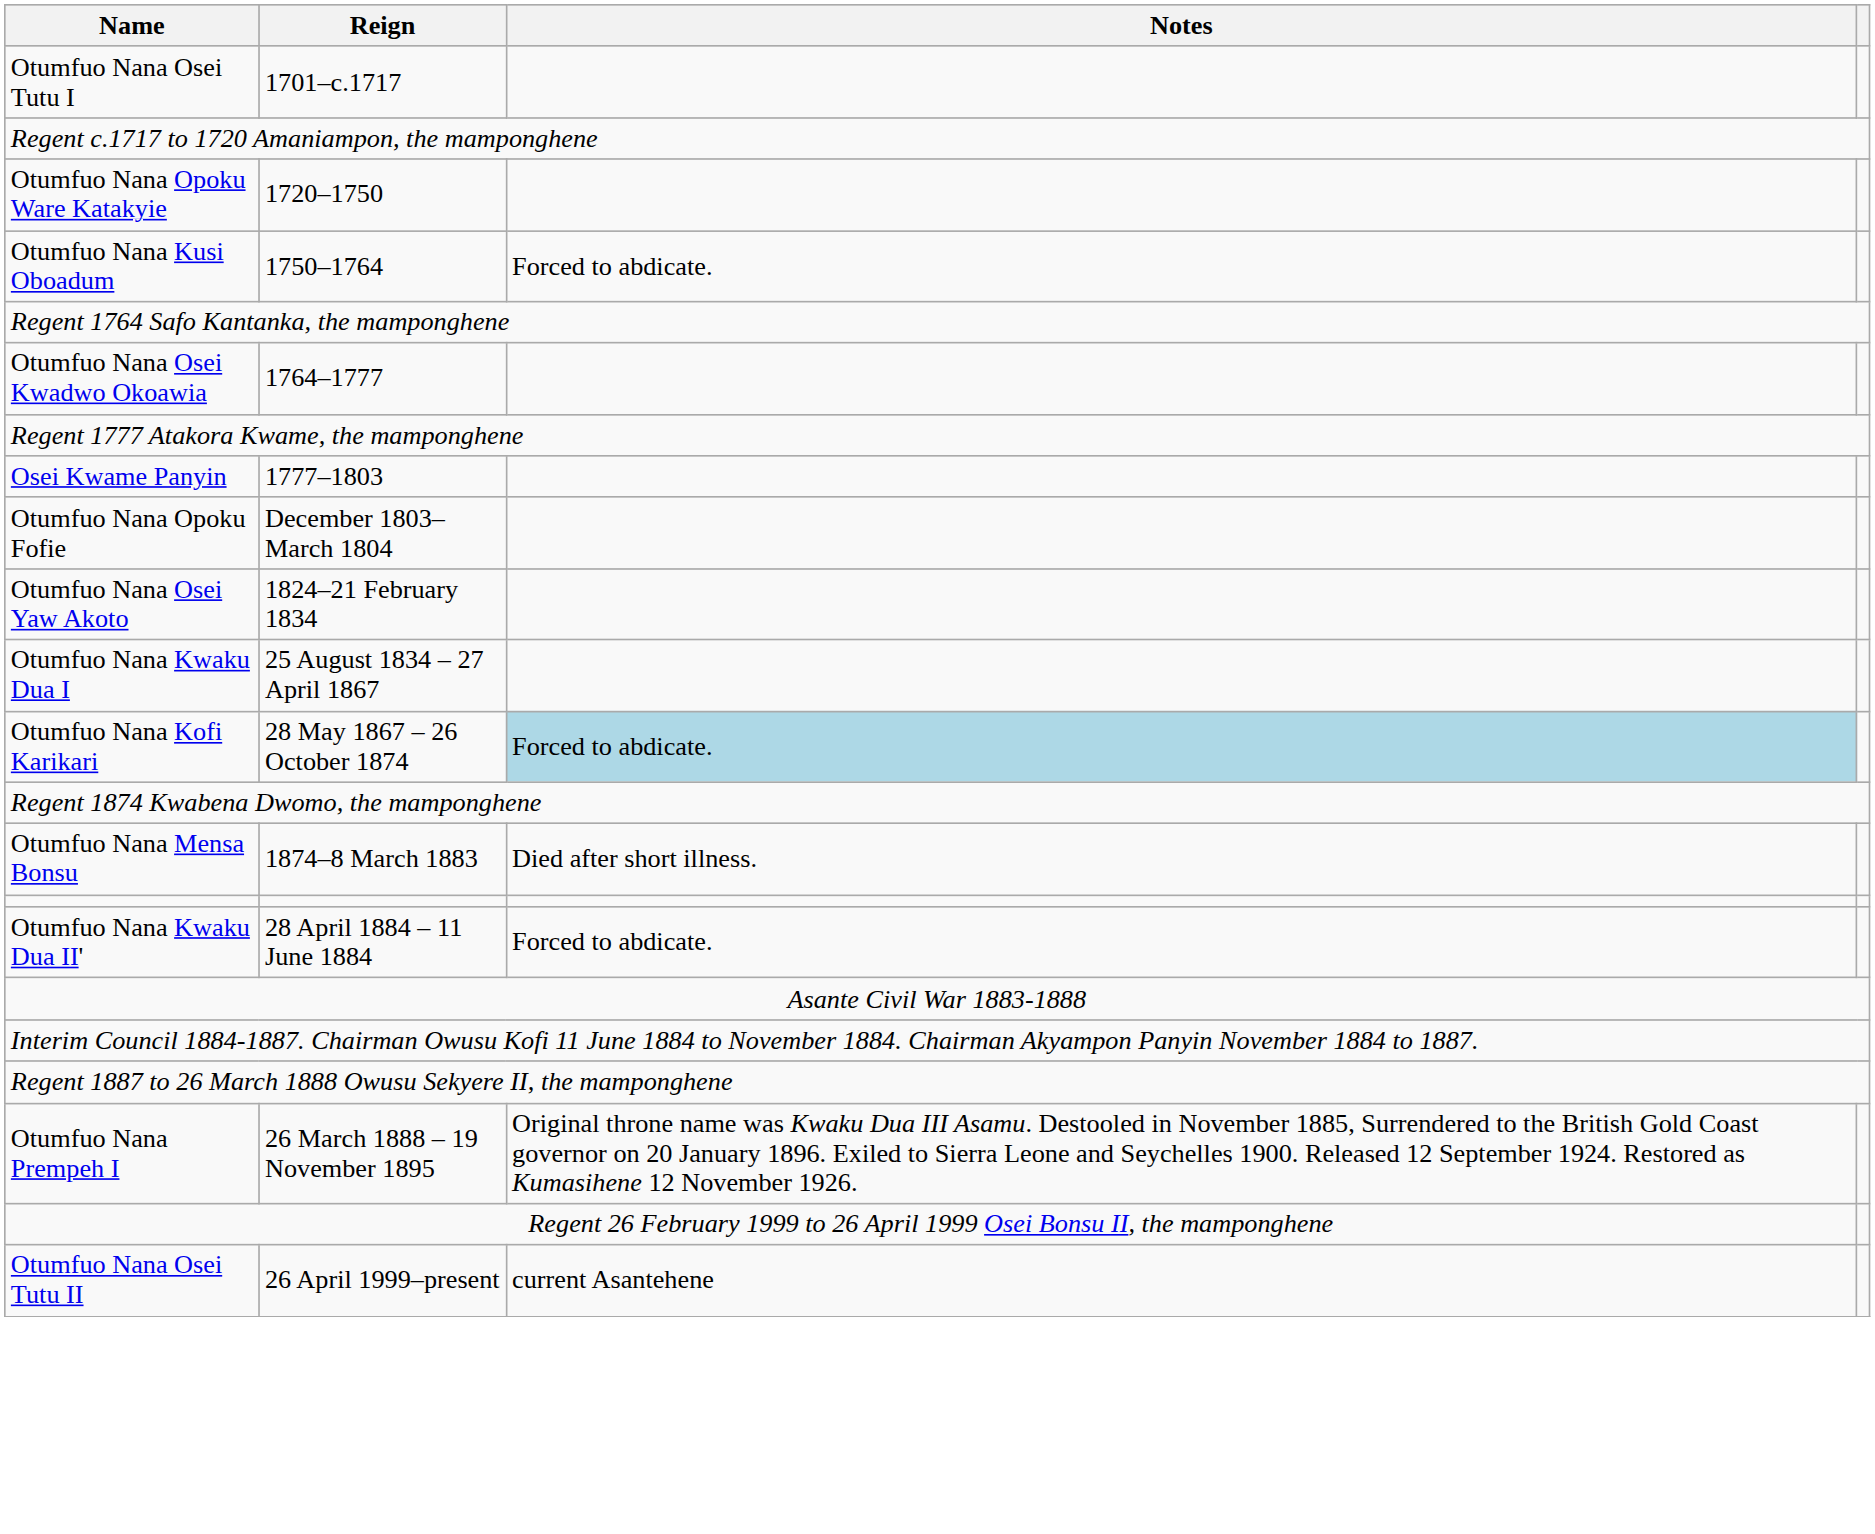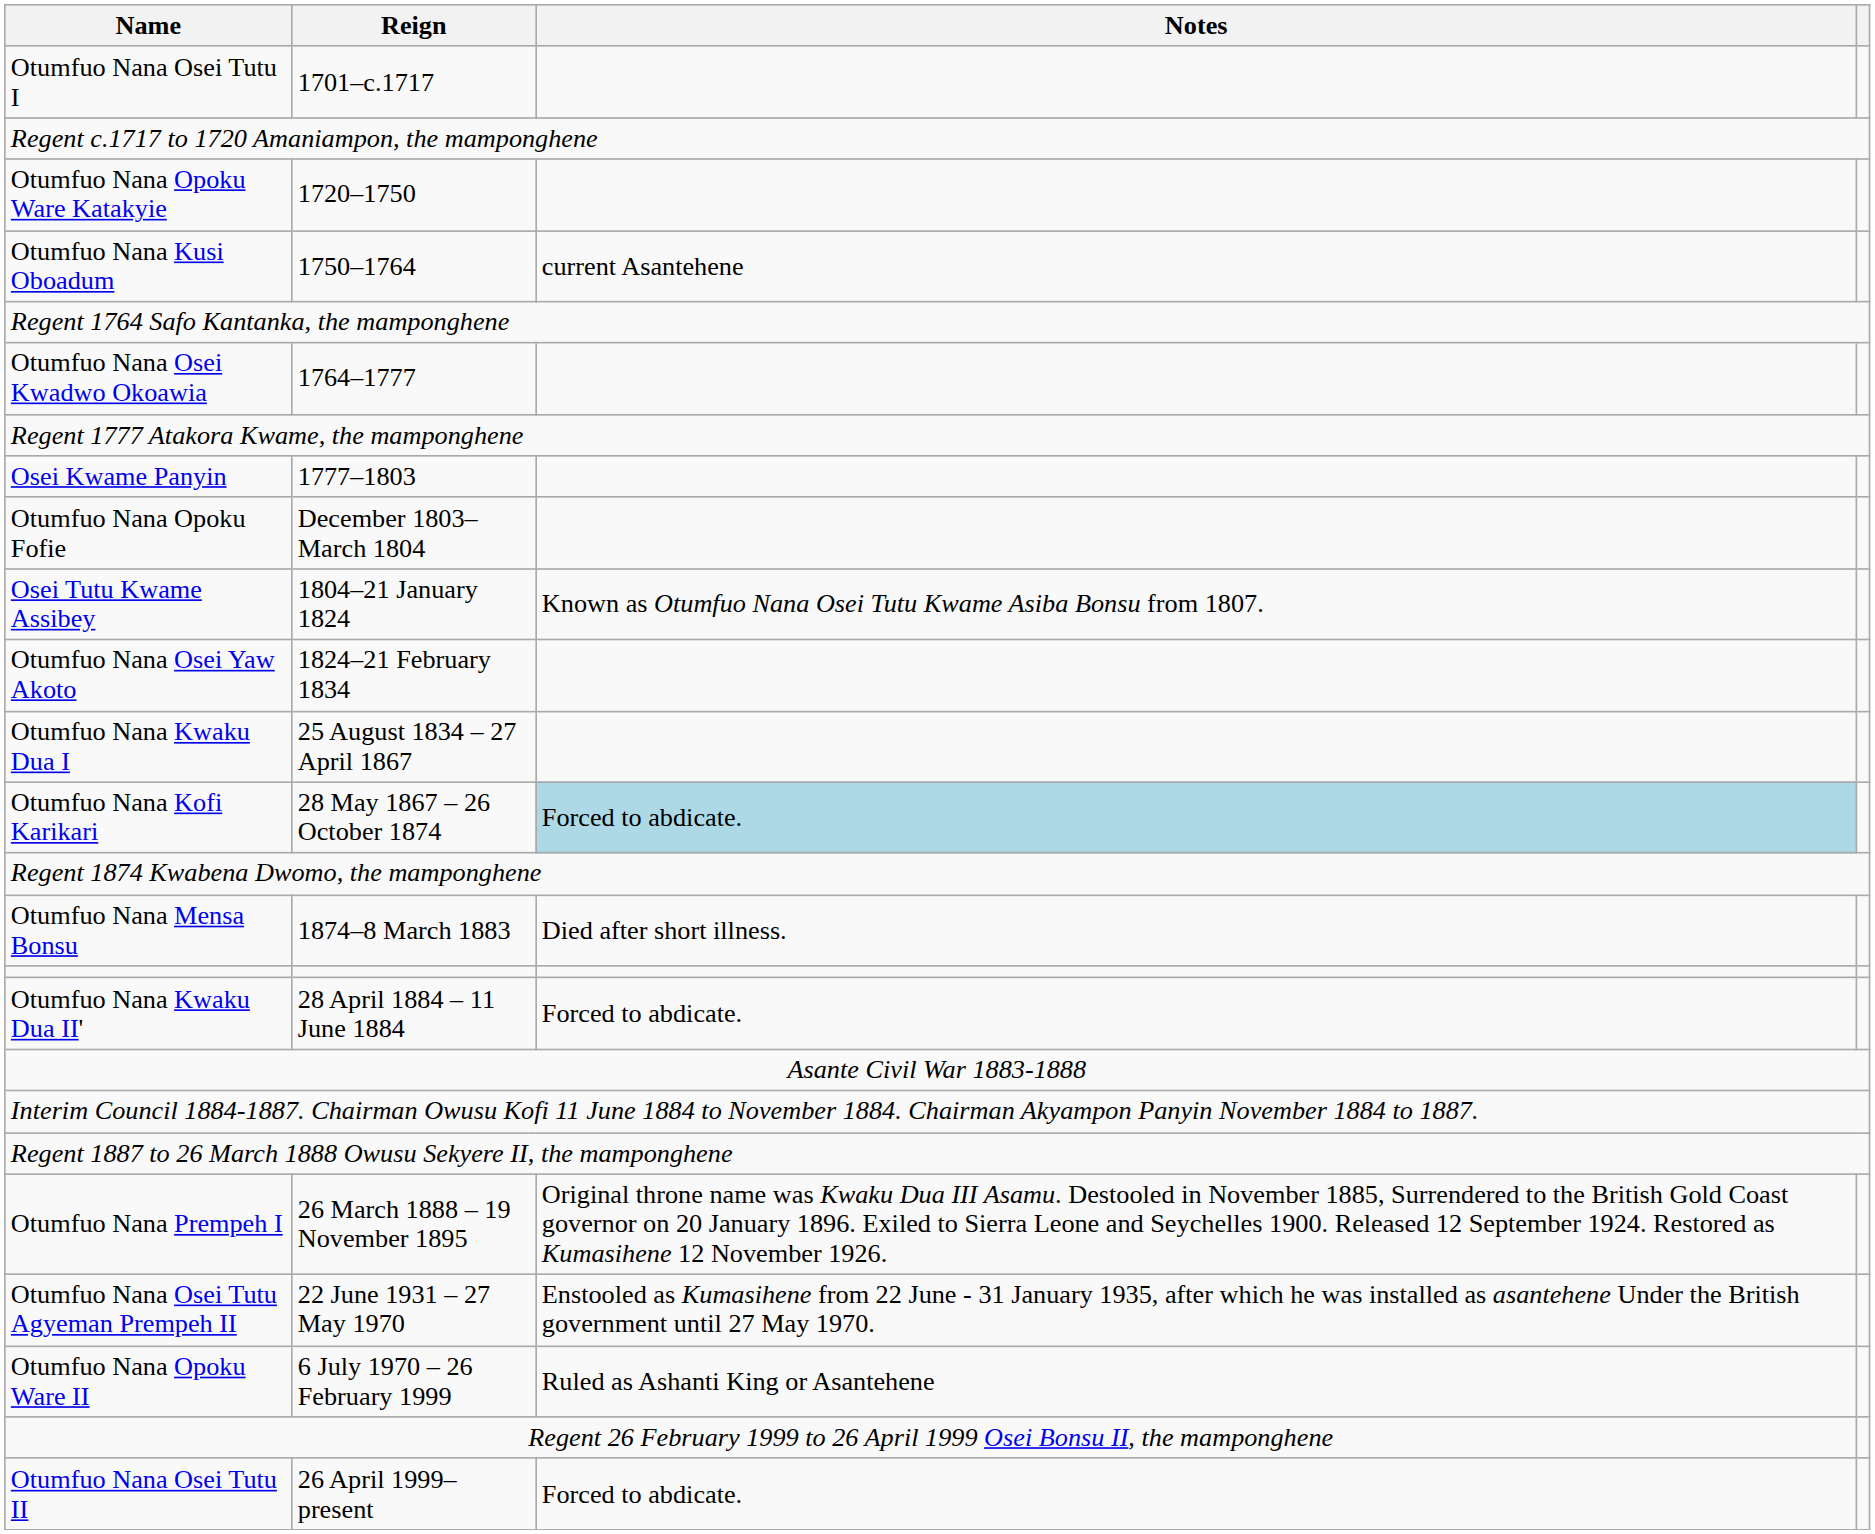(612, 265) Forced to abdicate. -> (643, 265) current Asantehene
+ row: (106, 603)
+ row: (144, 1309)
+ row: (128, 1380)
(613, 1280) current Asantehene -> (642, 1493) Forced to abdicate.
